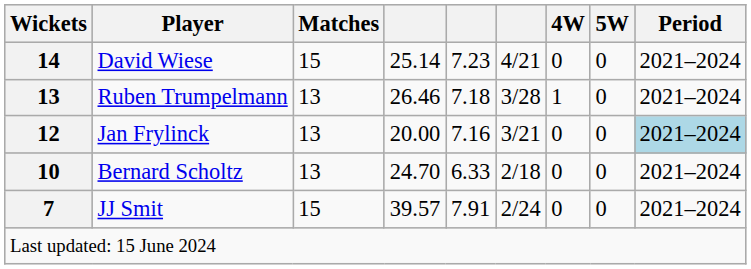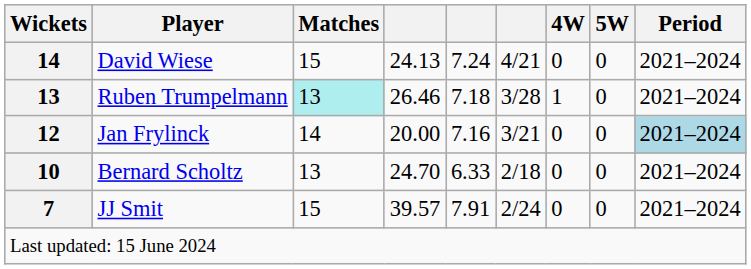(415, 60) 25.14 -> (415, 60) 24.13
(471, 60) 7.23 -> (471, 60) 7.24
(309, 97) no background -> (309, 97) paleturquoise background
(309, 134) 13 -> (309, 134) 14
